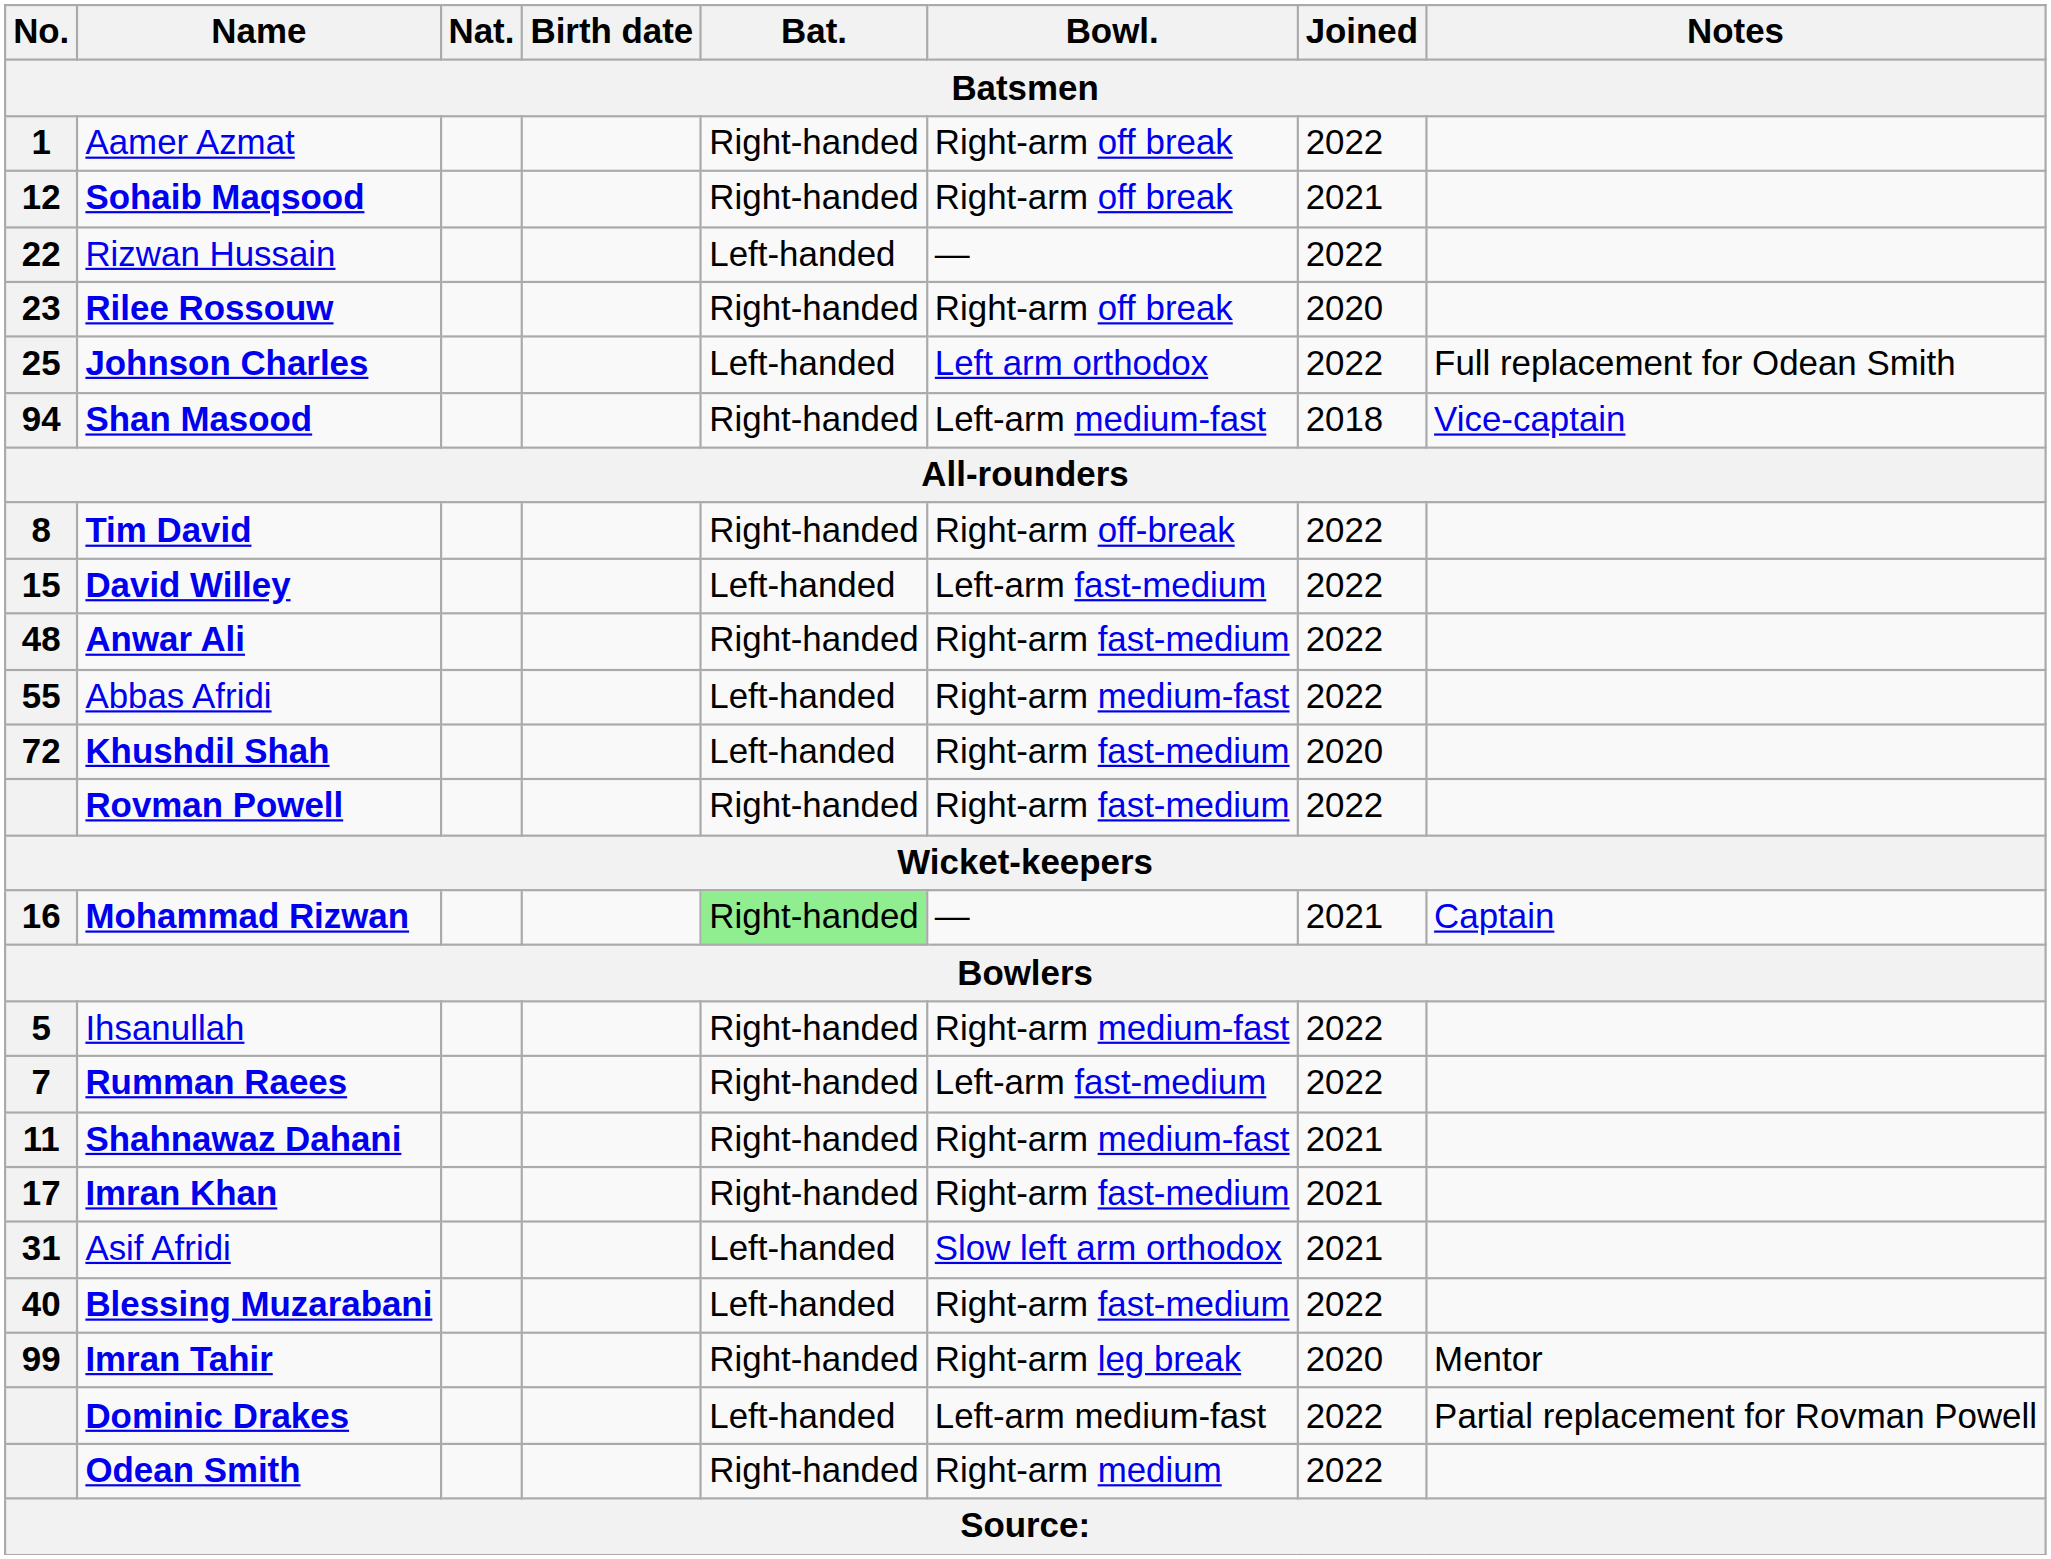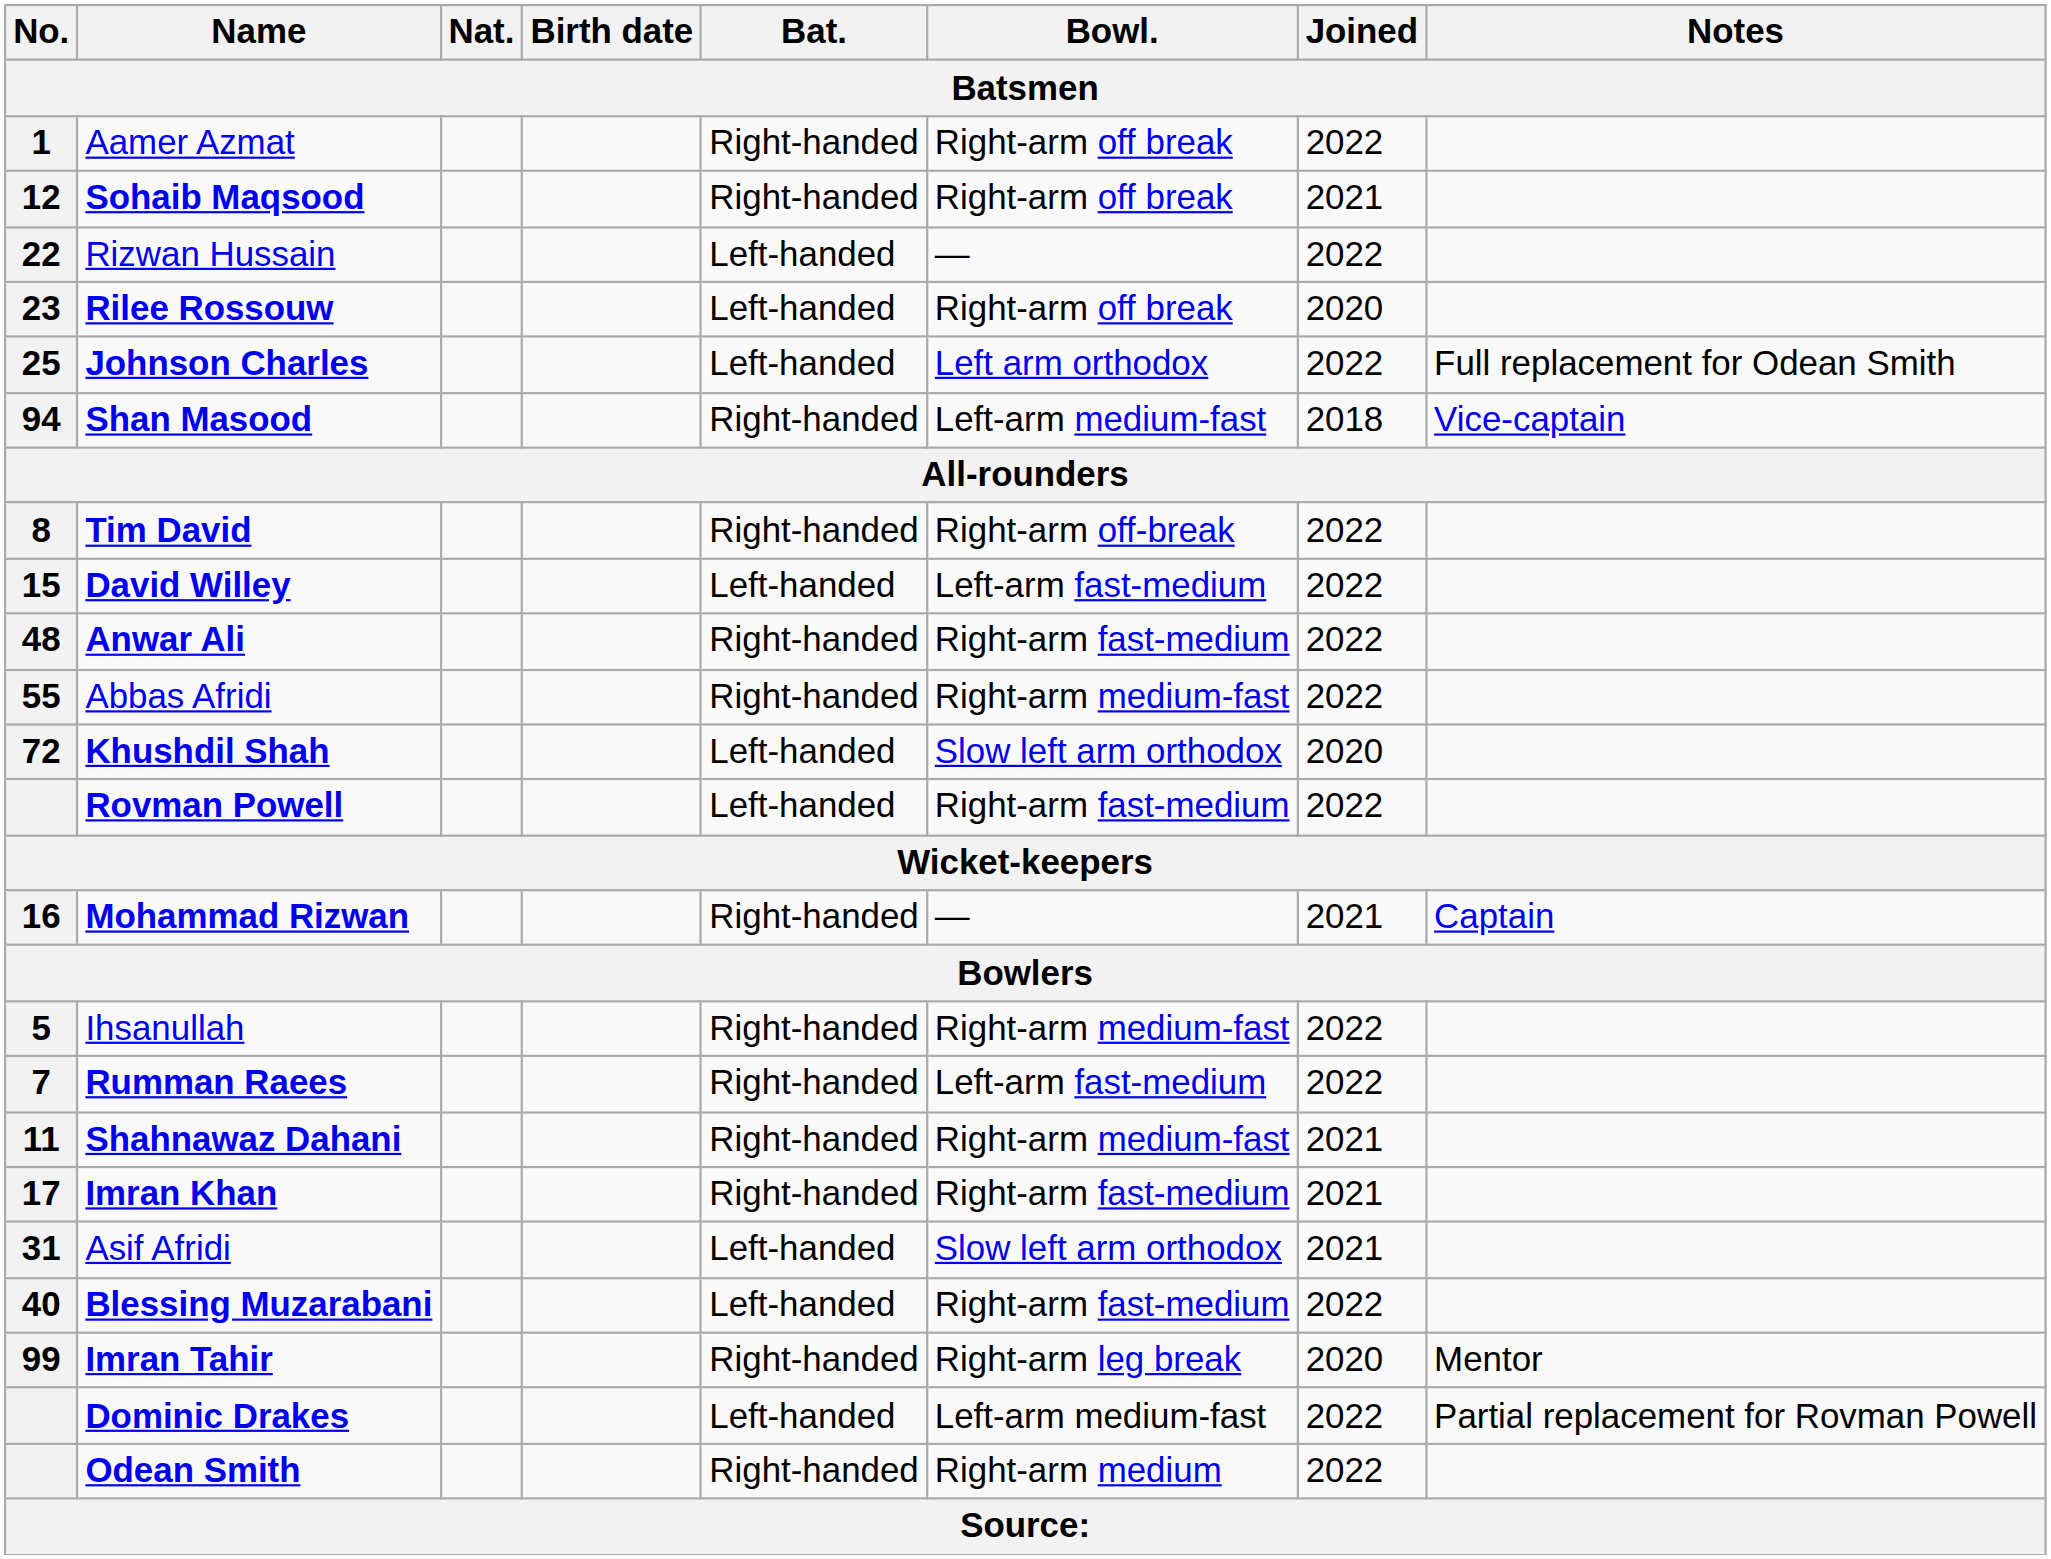(814, 308) Right-handed -> (802, 308) Left-handed
(802, 695) Left-handed -> (814, 695) Right-handed
(1112, 751) Right-arm fast-medium -> (1108, 751) Slow left arm orthodox
(814, 806) Right-handed -> (802, 806) Left-handed
(814, 917) lightgreen background -> (814, 917) no background
